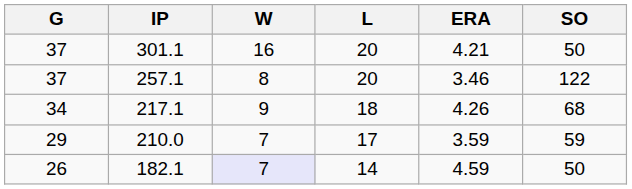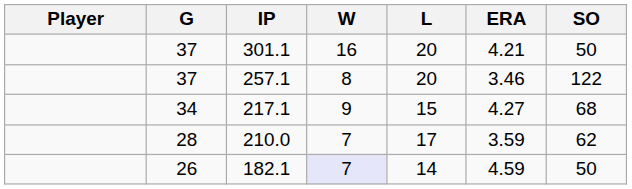+ column: (76, 19)
(367, 109) 18 -> (426, 109) 15
(471, 109) 4.26 -> (506, 109) 4.27
(56, 139) 29 -> (187, 139) 28
(575, 139) 59 -> (586, 139) 62
